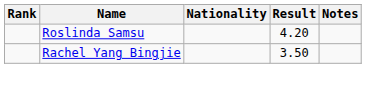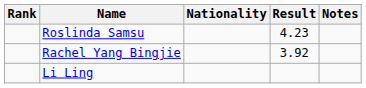(294, 34) 4.20 -> (294, 34) 4.23
(294, 54) 3.50 -> (294, 54) 3.92
+ row: (68, 73)
